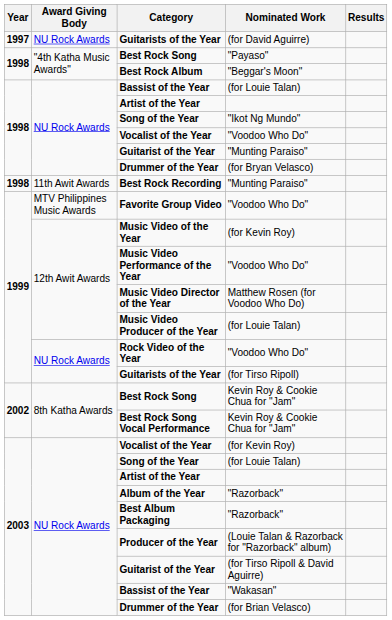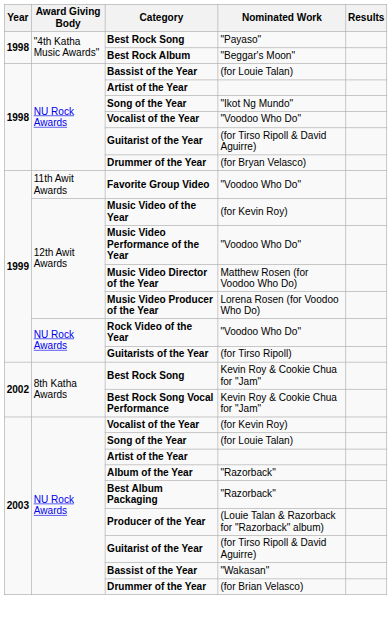- row: (18, 39)
(268, 151) "Munting Paraiso" -> (273, 141) (for Tirso Ripoll & David Aguirre)
- row: (18, 183)
(70, 205) MTV Philippines Music Awards -> (54, 184) 11th Awit Awards
(264, 325) (for Louie Talan) -> (280, 305) Lorena Rosen (for Voodoo Who Do)
